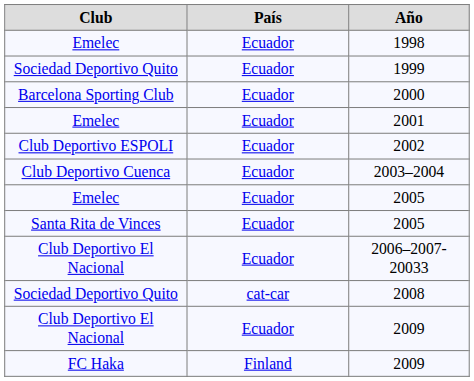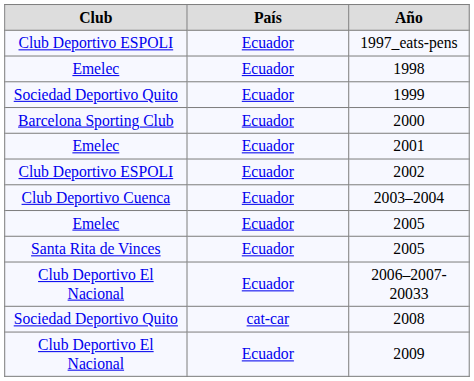+ row: (96, 43)
- row: (96, 363)
